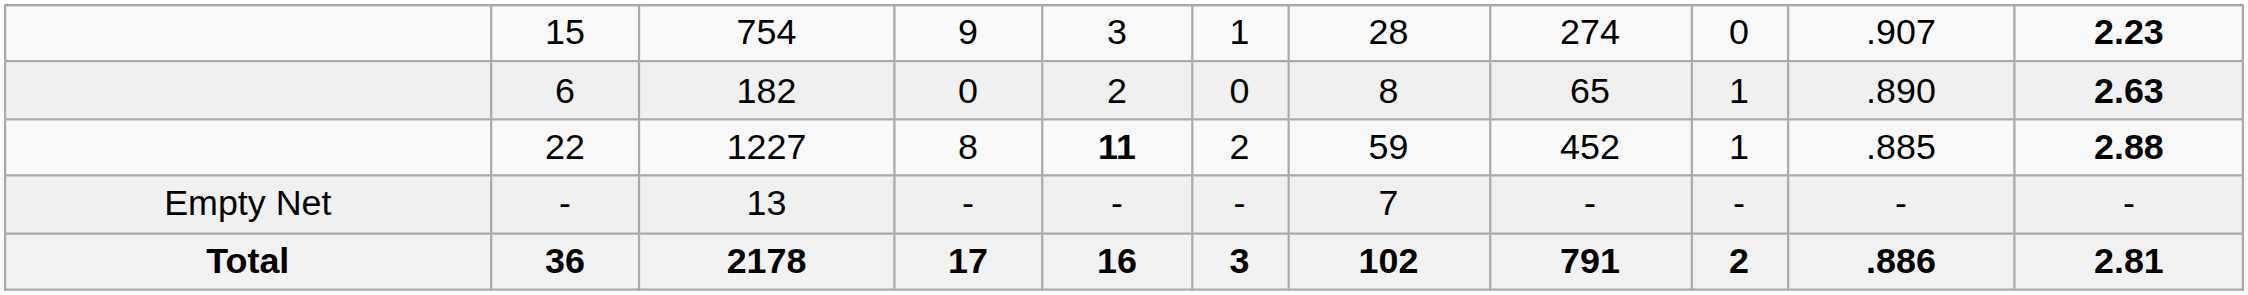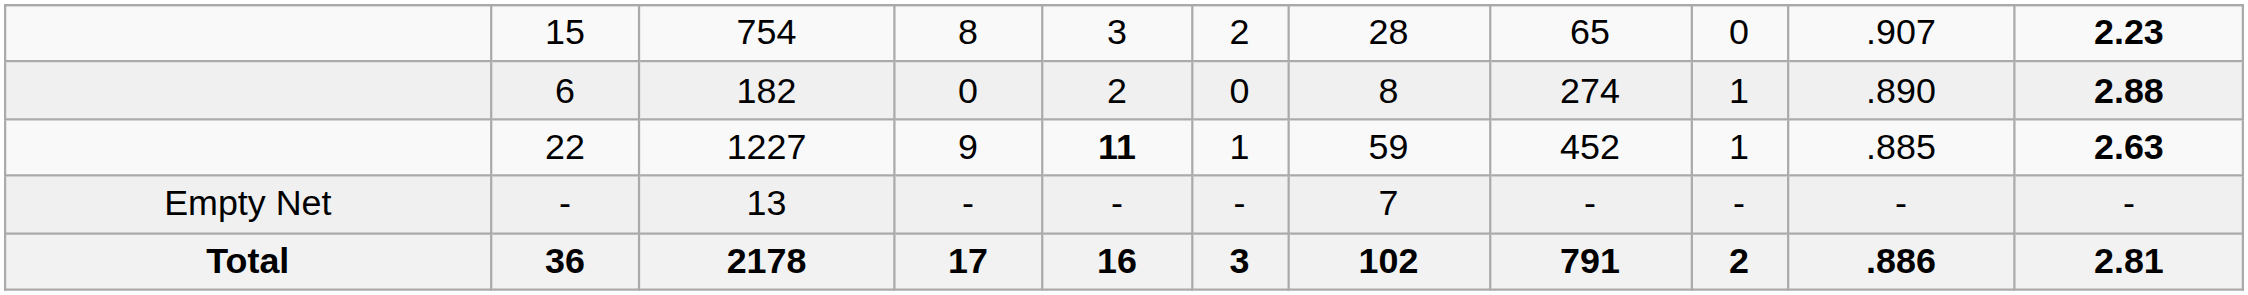(968, 32) 9 -> (968, 32) 8
(1240, 32) 1 -> (1240, 32) 2
(1590, 32) 274 -> (1590, 32) 65
(1590, 89) 65 -> (1590, 89) 274
(2129, 89) 2.63 -> (2129, 89) 2.88
(968, 146) 8 -> (968, 146) 9
(1240, 146) 2 -> (1240, 146) 1
(2129, 146) 2.88 -> (2129, 146) 2.63
